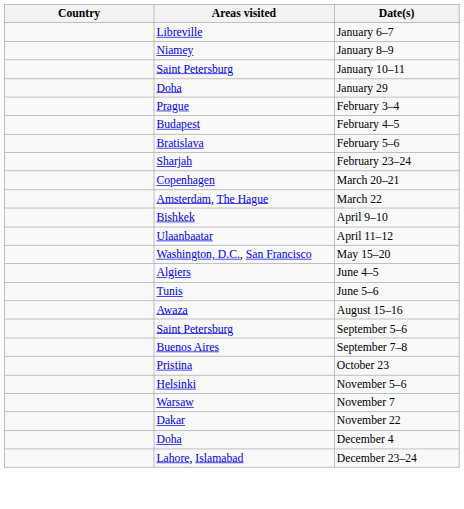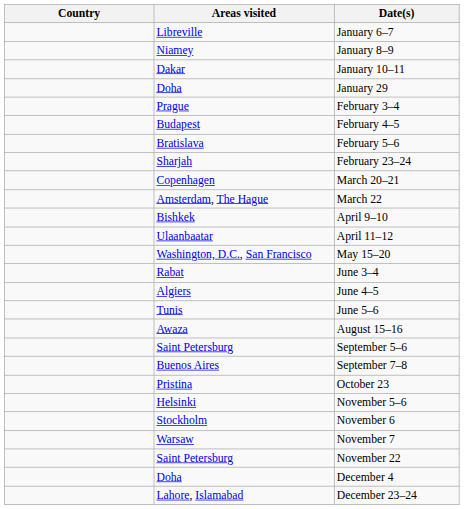(195, 69) Saint Petersburg -> (171, 69) Dakar
+ row: (358, 273)
+ row: (366, 421)
(171, 421) Dakar -> (195, 458) Saint Petersburg
